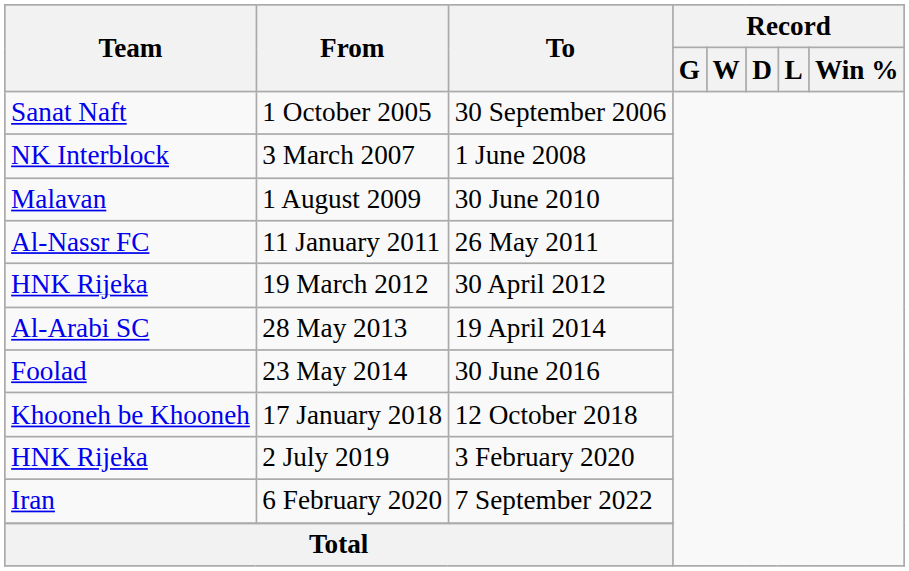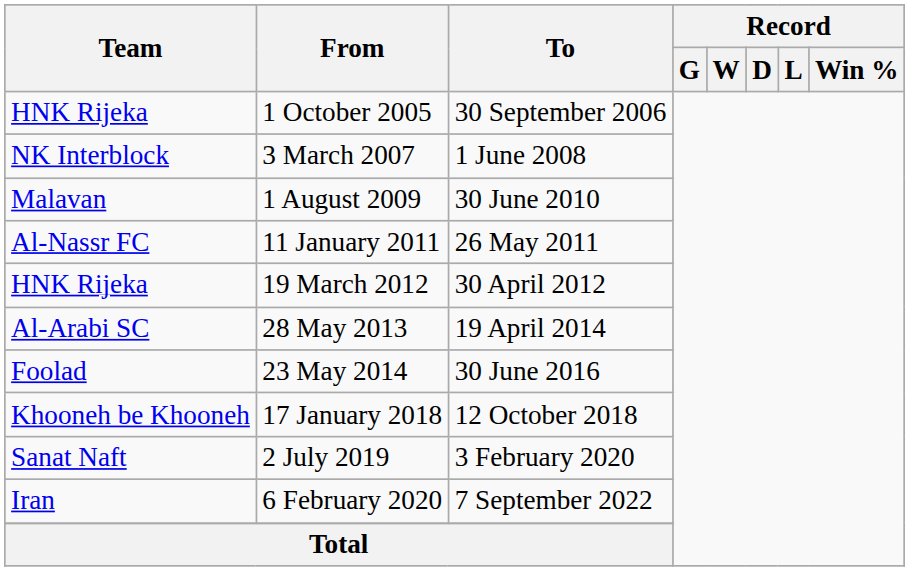(69, 112) Sanat Naft -> (79, 112) HNK Rijeka
(79, 457) HNK Rijeka -> (69, 457) Sanat Naft
